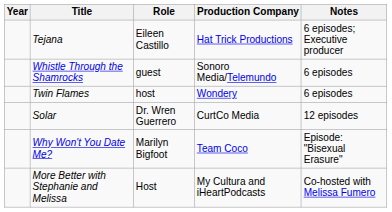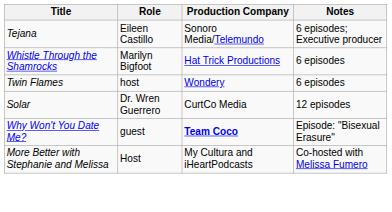- column: (17, 12)
(245, 39) Hat Trick Productions -> (224, 34) Sonoro Media/Telemundo
(148, 72) guest -> (136, 61) Marilyn Bigfoot
(237, 72) Sonoro Media/Telemundo -> (232, 61) Hat Trick Productions
(152, 149) Marilyn Bigfoot -> (132, 132) guest
(222, 149) normal -> (211, 132) bold
